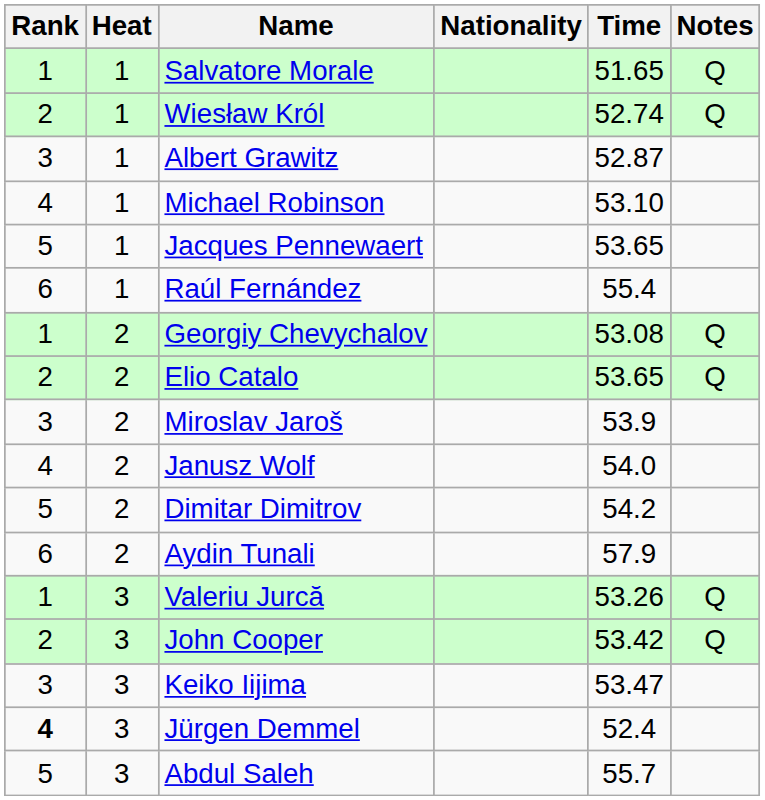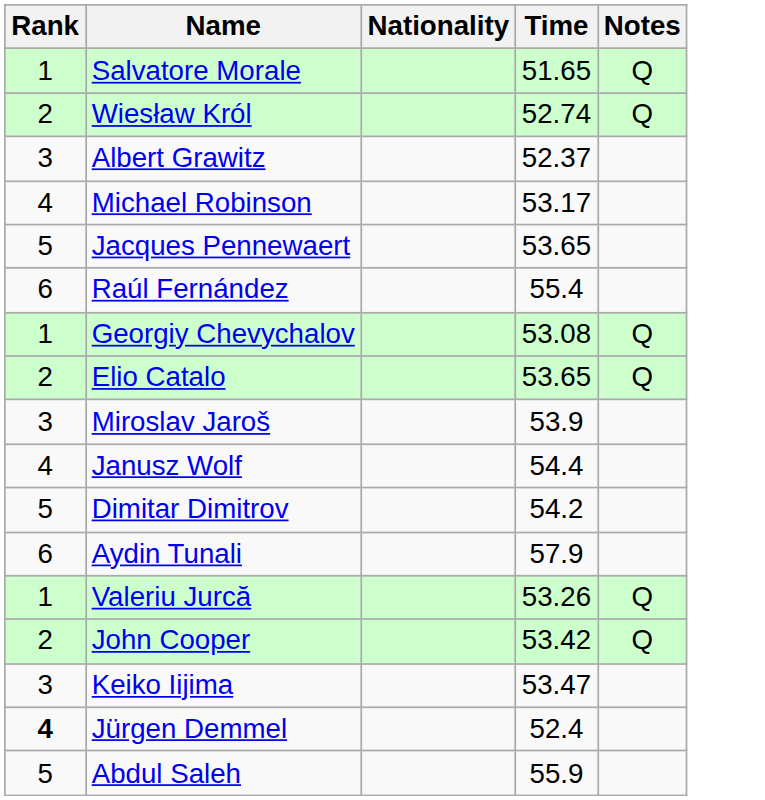- column: (122, 26)
(629, 158) 52.87 -> (556, 158) 52.37
(629, 202) 53.10 -> (556, 202) 53.17
(629, 465) 54.0 -> (556, 465) 54.4
(629, 772) 55.7 -> (556, 772) 55.9
